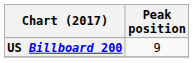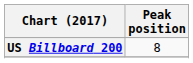(157, 47) 9 -> (157, 47) 8
